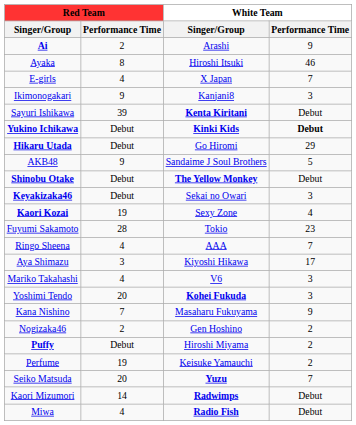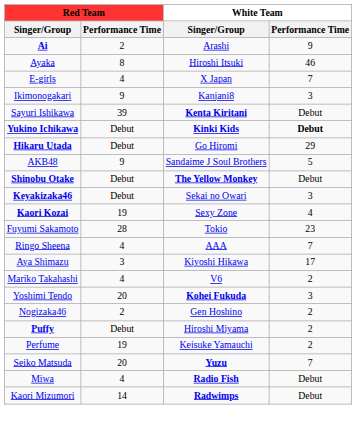(310, 279) 3 -> (310, 279) 2
- row: (43, 312)
rows swapped: (43, 395) <-> (43, 412)
